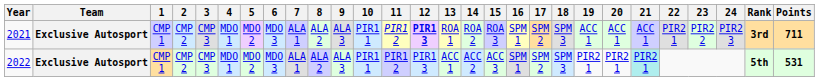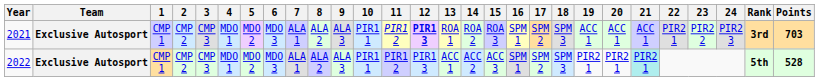(794, 35) 711 -> (794, 35) 703
(794, 63) 531 -> (794, 63) 528
